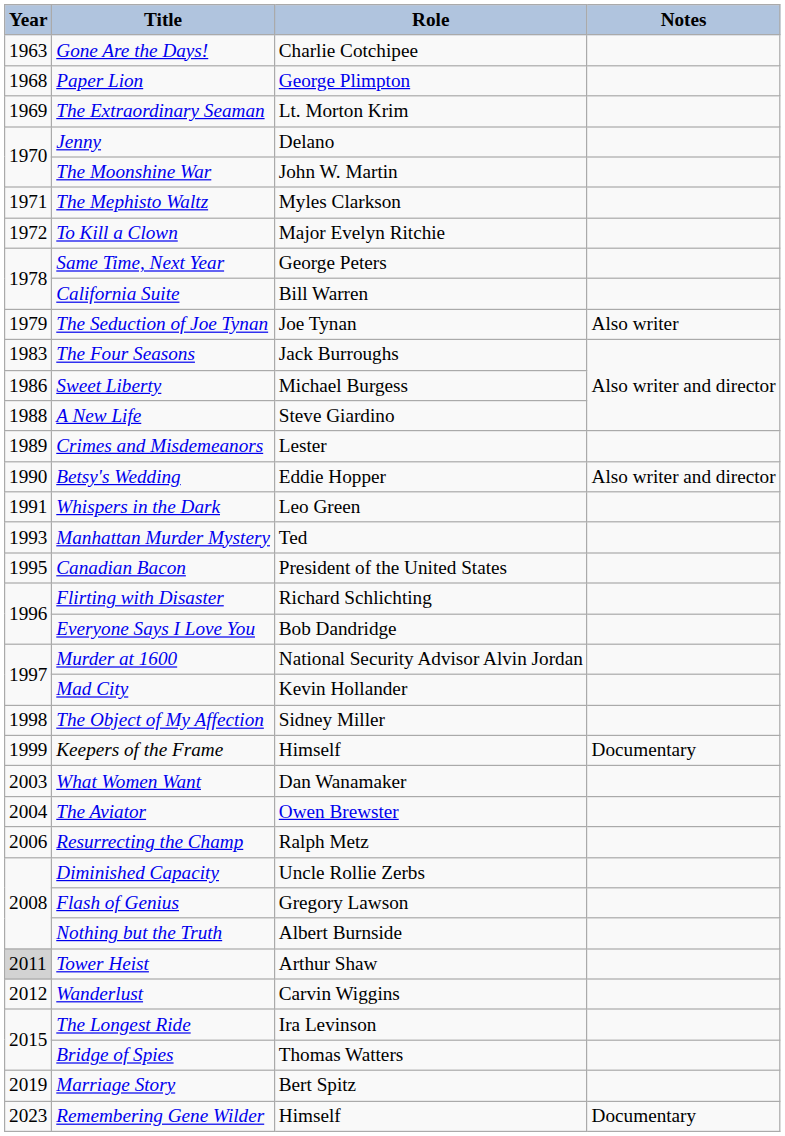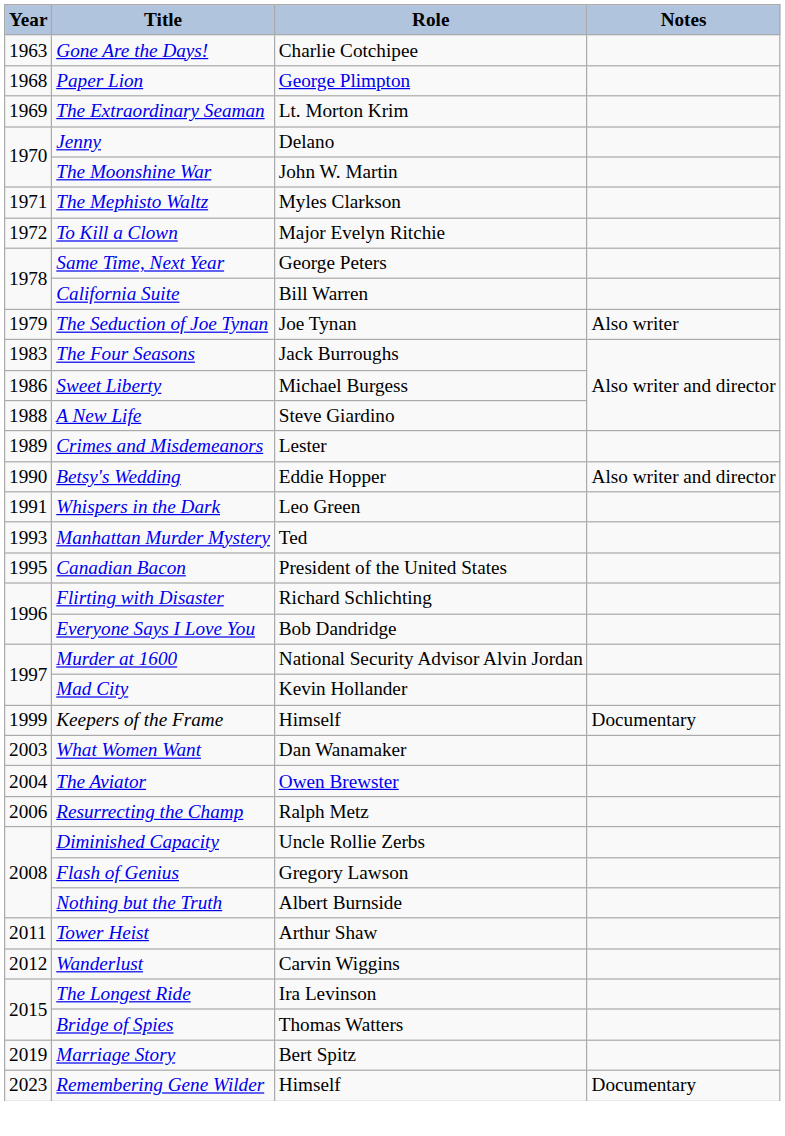- row: (160, 720)
(28, 963) lightgrey background -> (28, 933) no background
